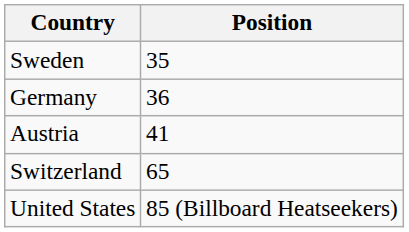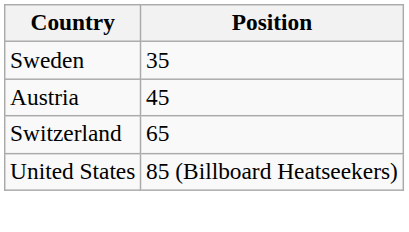- row: (54, 97)
(158, 134) 41 -> (158, 97) 45
